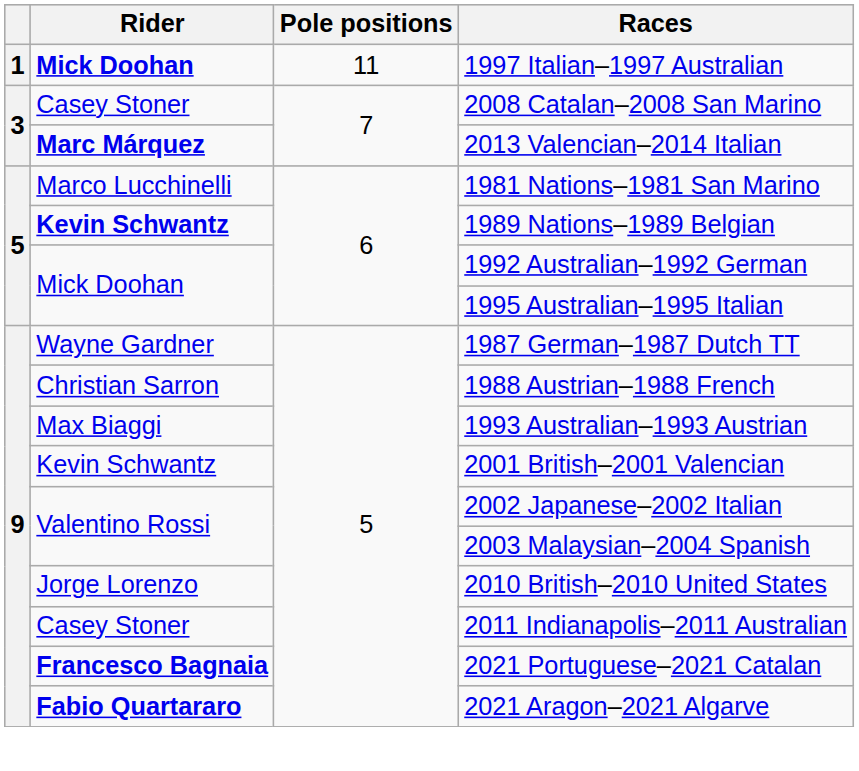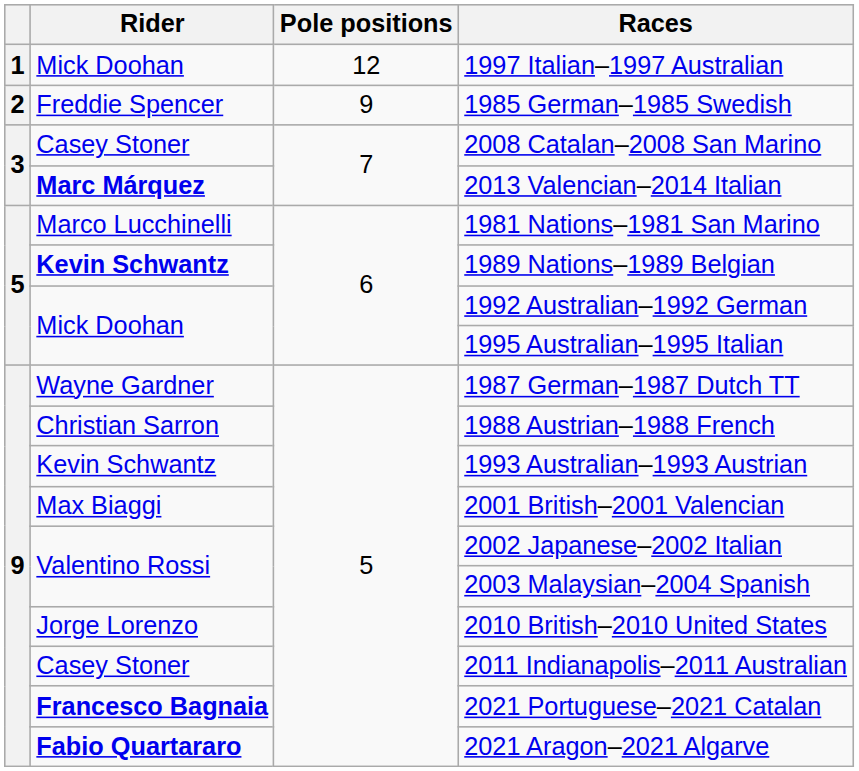(115, 64) bold -> (110, 64) normal
(366, 64) 11 -> (366, 64) 12
+ row: (628, 104)
(99, 425) Max Biaggi -> (126, 465) Kevin Schwantz
(126, 465) Kevin Schwantz -> (99, 505) Max Biaggi
